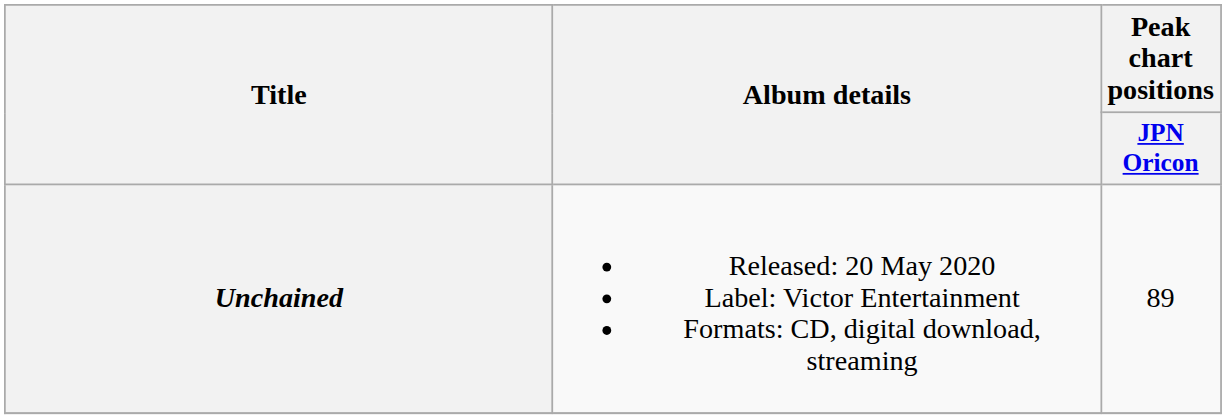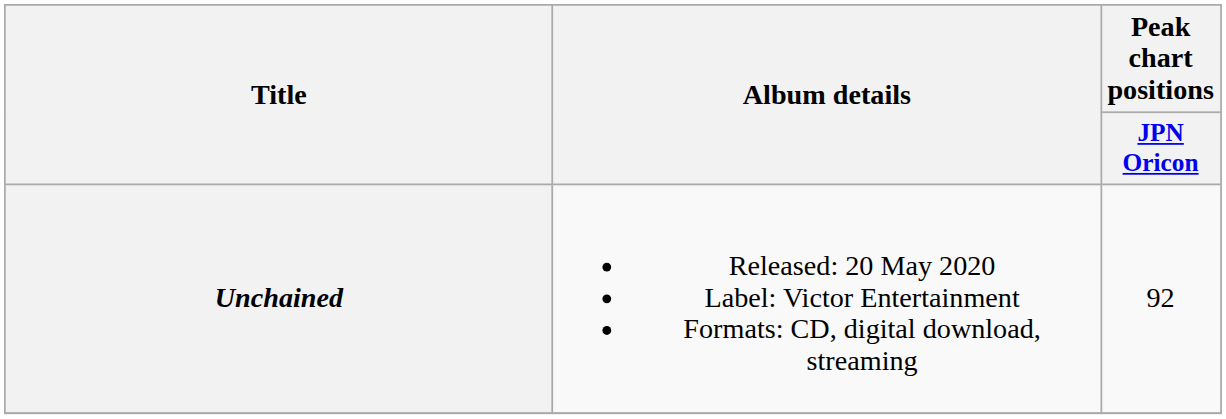(1161, 298) 89 -> (1161, 298) 92
